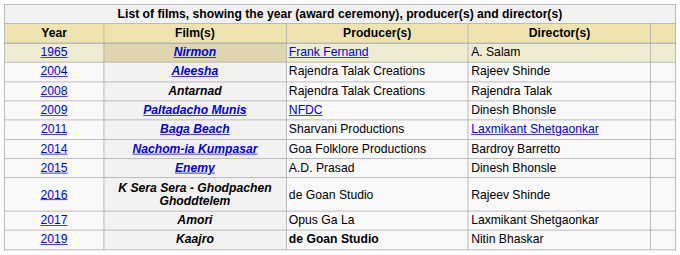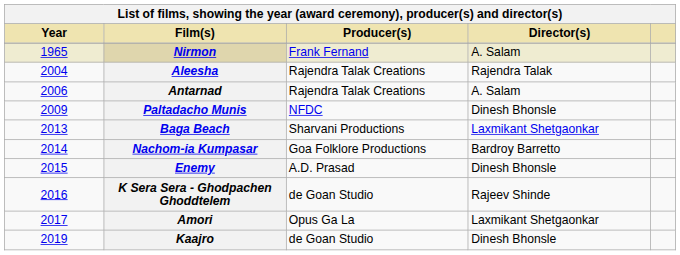(511, 71) Rajeev Shinde -> (512, 71) Rajendra Talak
(54, 91) 2008 -> (54, 91) 2006
(512, 91) Rajendra Talak -> (496, 91) A. Salam
(54, 129) 2011 -> (54, 129) 2013
(334, 239) bold -> (331, 239) normal
(507, 239) Nitin Bhaskar -> (514, 239) Dinesh Bhonsle
